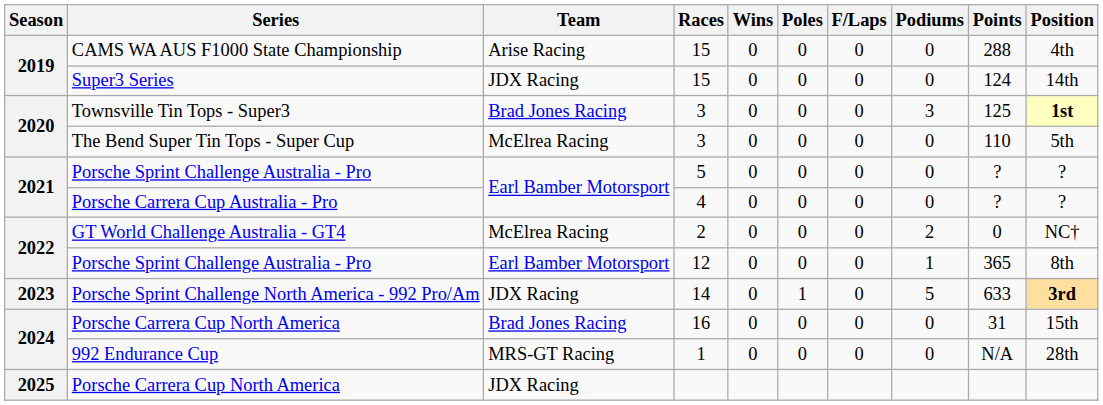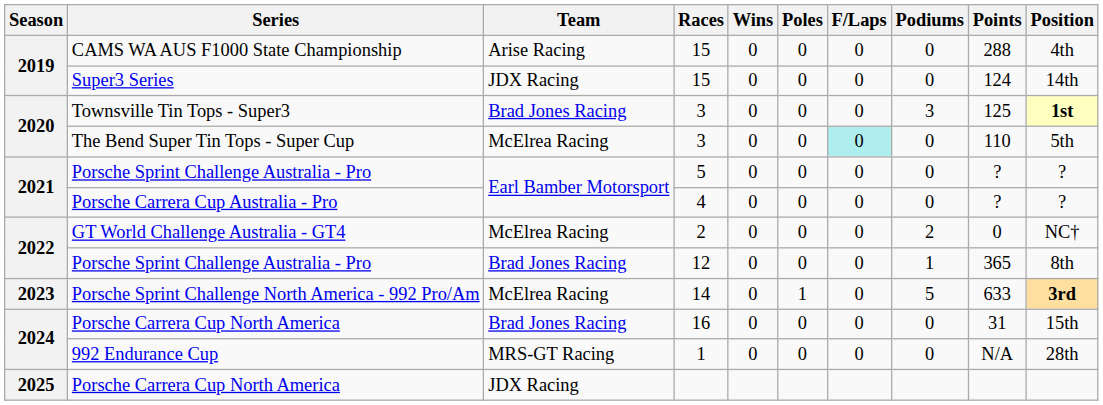(859, 141) no background -> (859, 141) paleturquoise background
(579, 263) Earl Bamber Motorsport -> (557, 263) Brad Jones Racing
(534, 293) JDX Racing -> (548, 293) McElrea Racing
